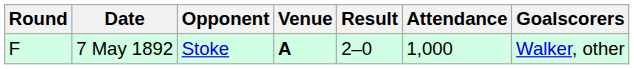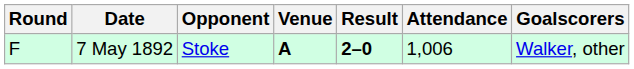(357, 48) normal -> (357, 48) bold
(430, 48) 1,000 -> (430, 48) 1,006
